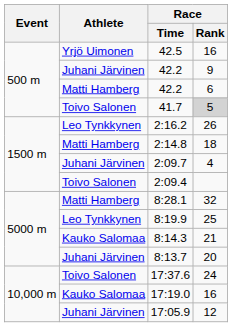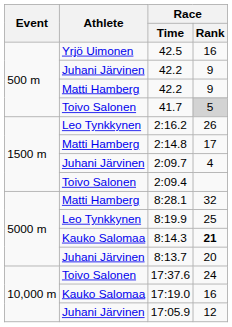(210, 89) 6 -> (210, 89) 9
(210, 145) 18 -> (210, 145) 17
(210, 238) normal -> (210, 238) bold
